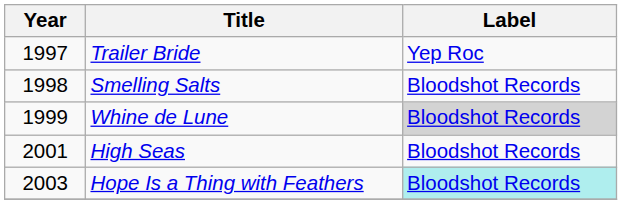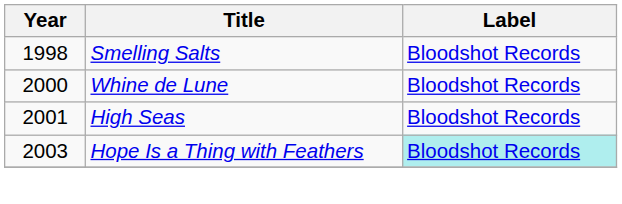- row: (145, 53)
(45, 118) 1999 -> (45, 85) 2000
(494, 118) lightgrey background -> (494, 85) no background
